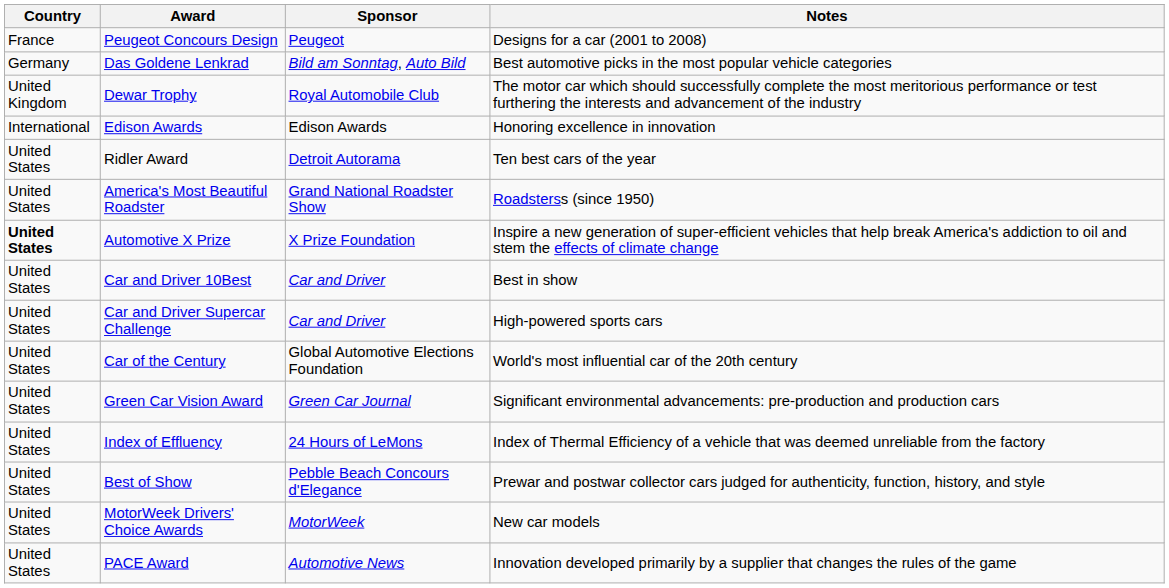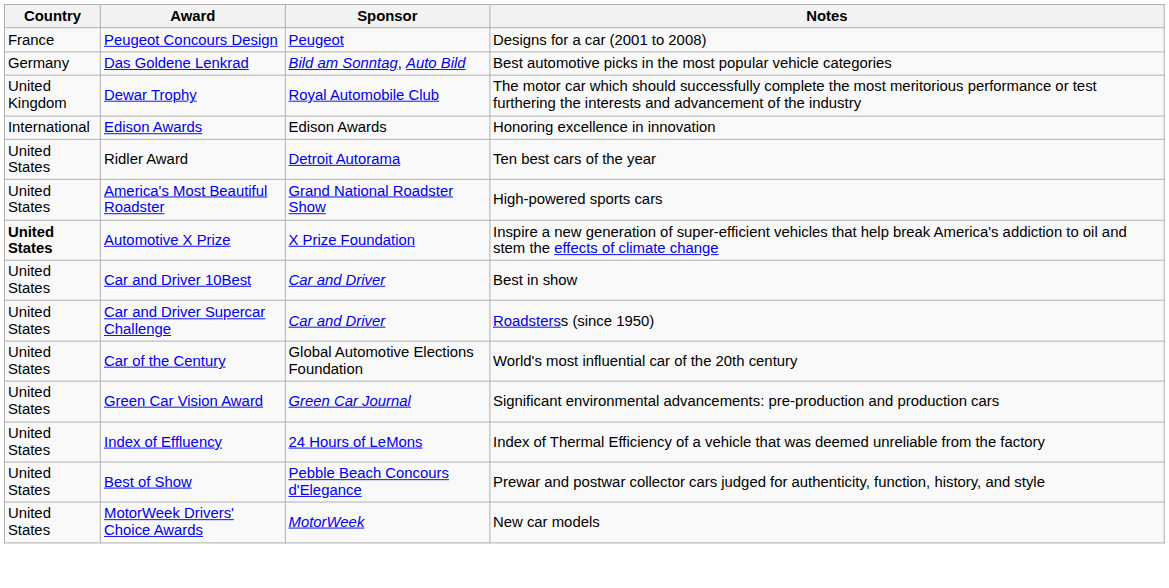(574, 199) Roadsterss (since 1950) -> (578, 199) High-powered sports cars
(578, 320) High-powered sports cars -> (574, 320) Roadsterss (since 1950)
- row: (146, 562)
